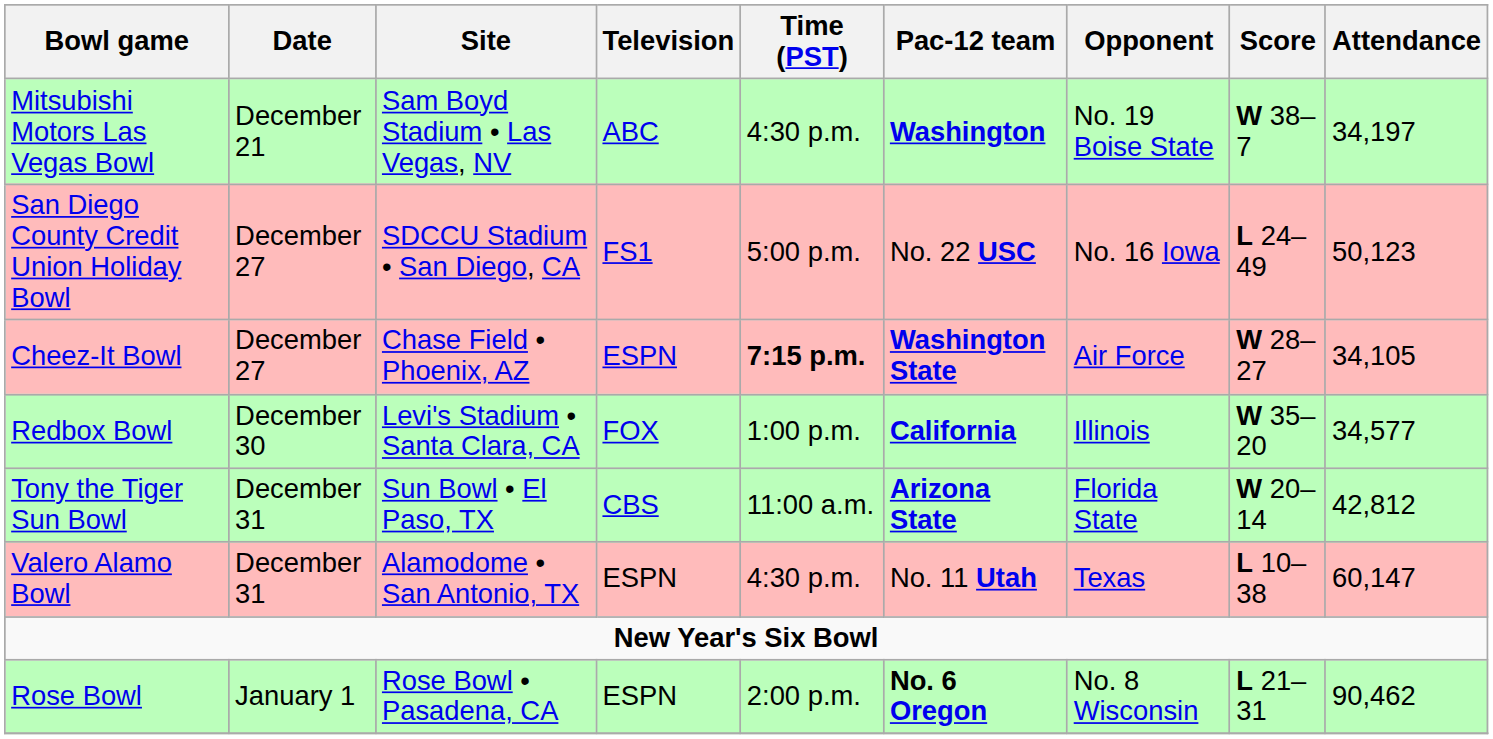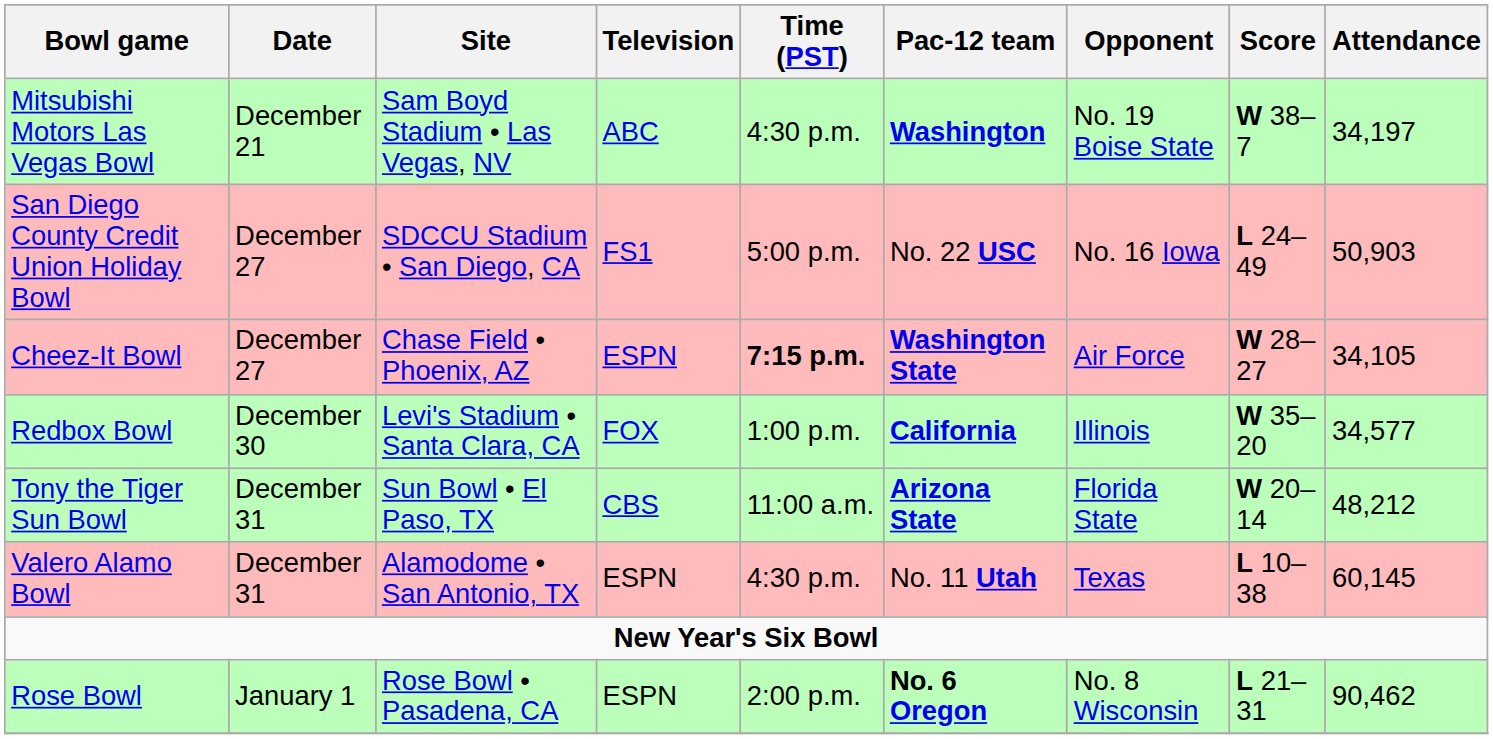(1374, 251) 50,123 -> (1374, 251) 50,903
(1374, 504) 42,812 -> (1374, 504) 48,212
(1374, 578) 60,147 -> (1374, 578) 60,145
